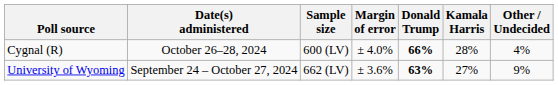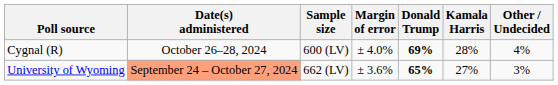(421, 50) 66% -> (421, 50) 69%
(214, 70) no background -> (214, 70) lightsalmon background
(421, 70) 63% -> (421, 70) 65%
(522, 70) 9% -> (522, 70) 3%
